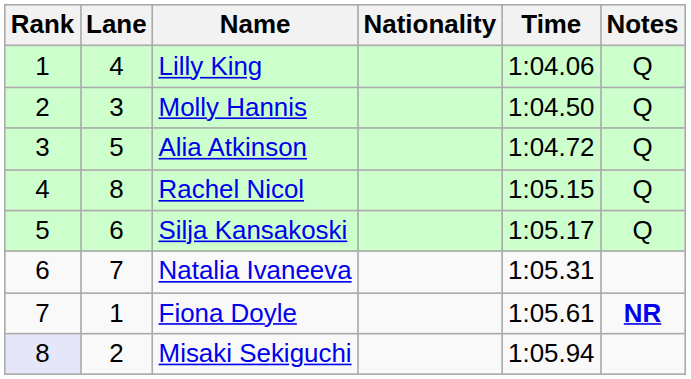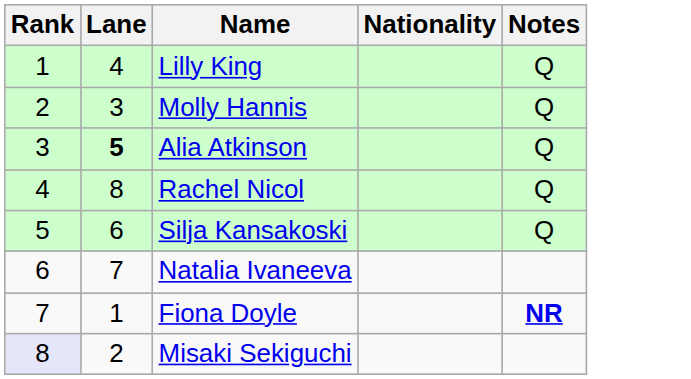- column: (551, 25)
(116, 148) normal -> (116, 148) bold
